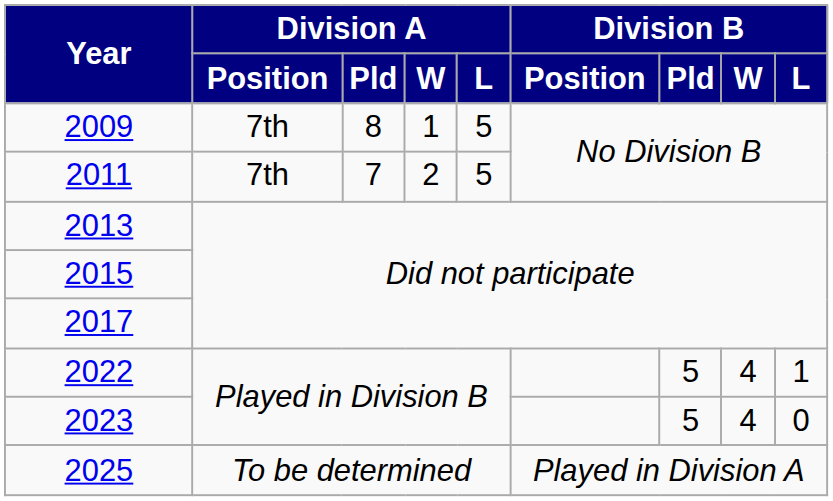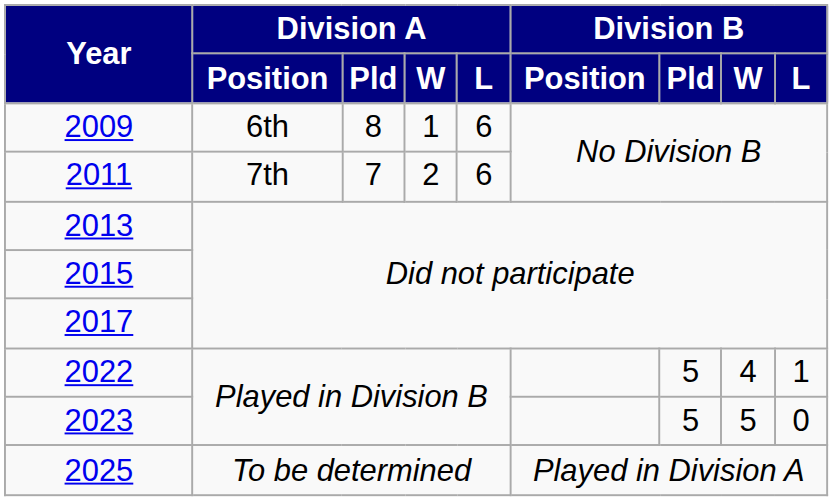(268, 126) 7th -> (268, 126) 6th
(484, 126) 5 -> (484, 126) 6
(484, 175) 5 -> (484, 175) 6
(748, 420) 4 -> (748, 420) 5
